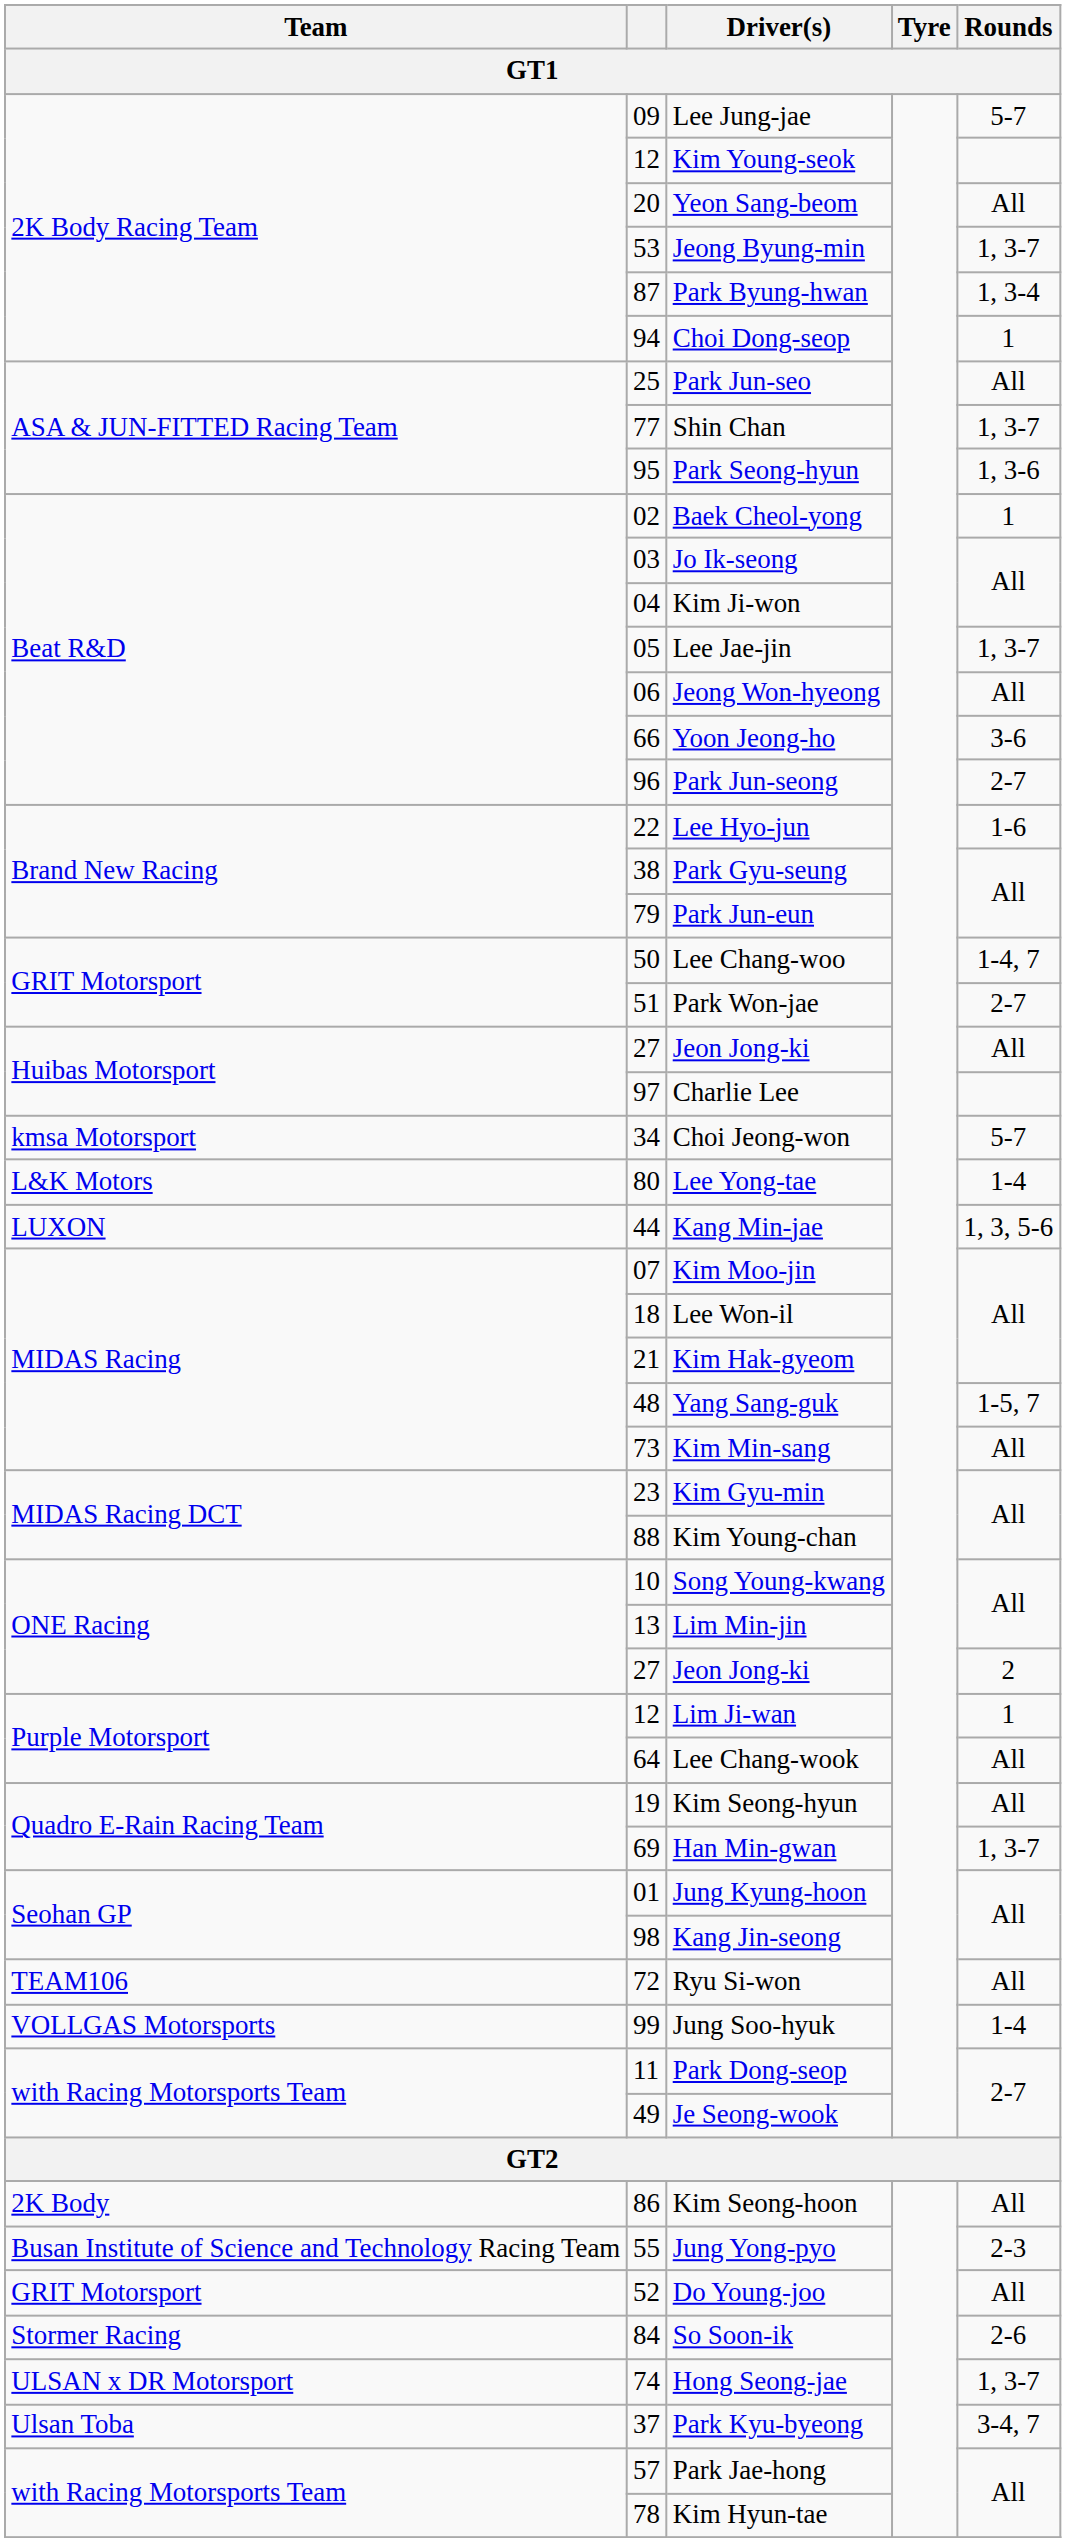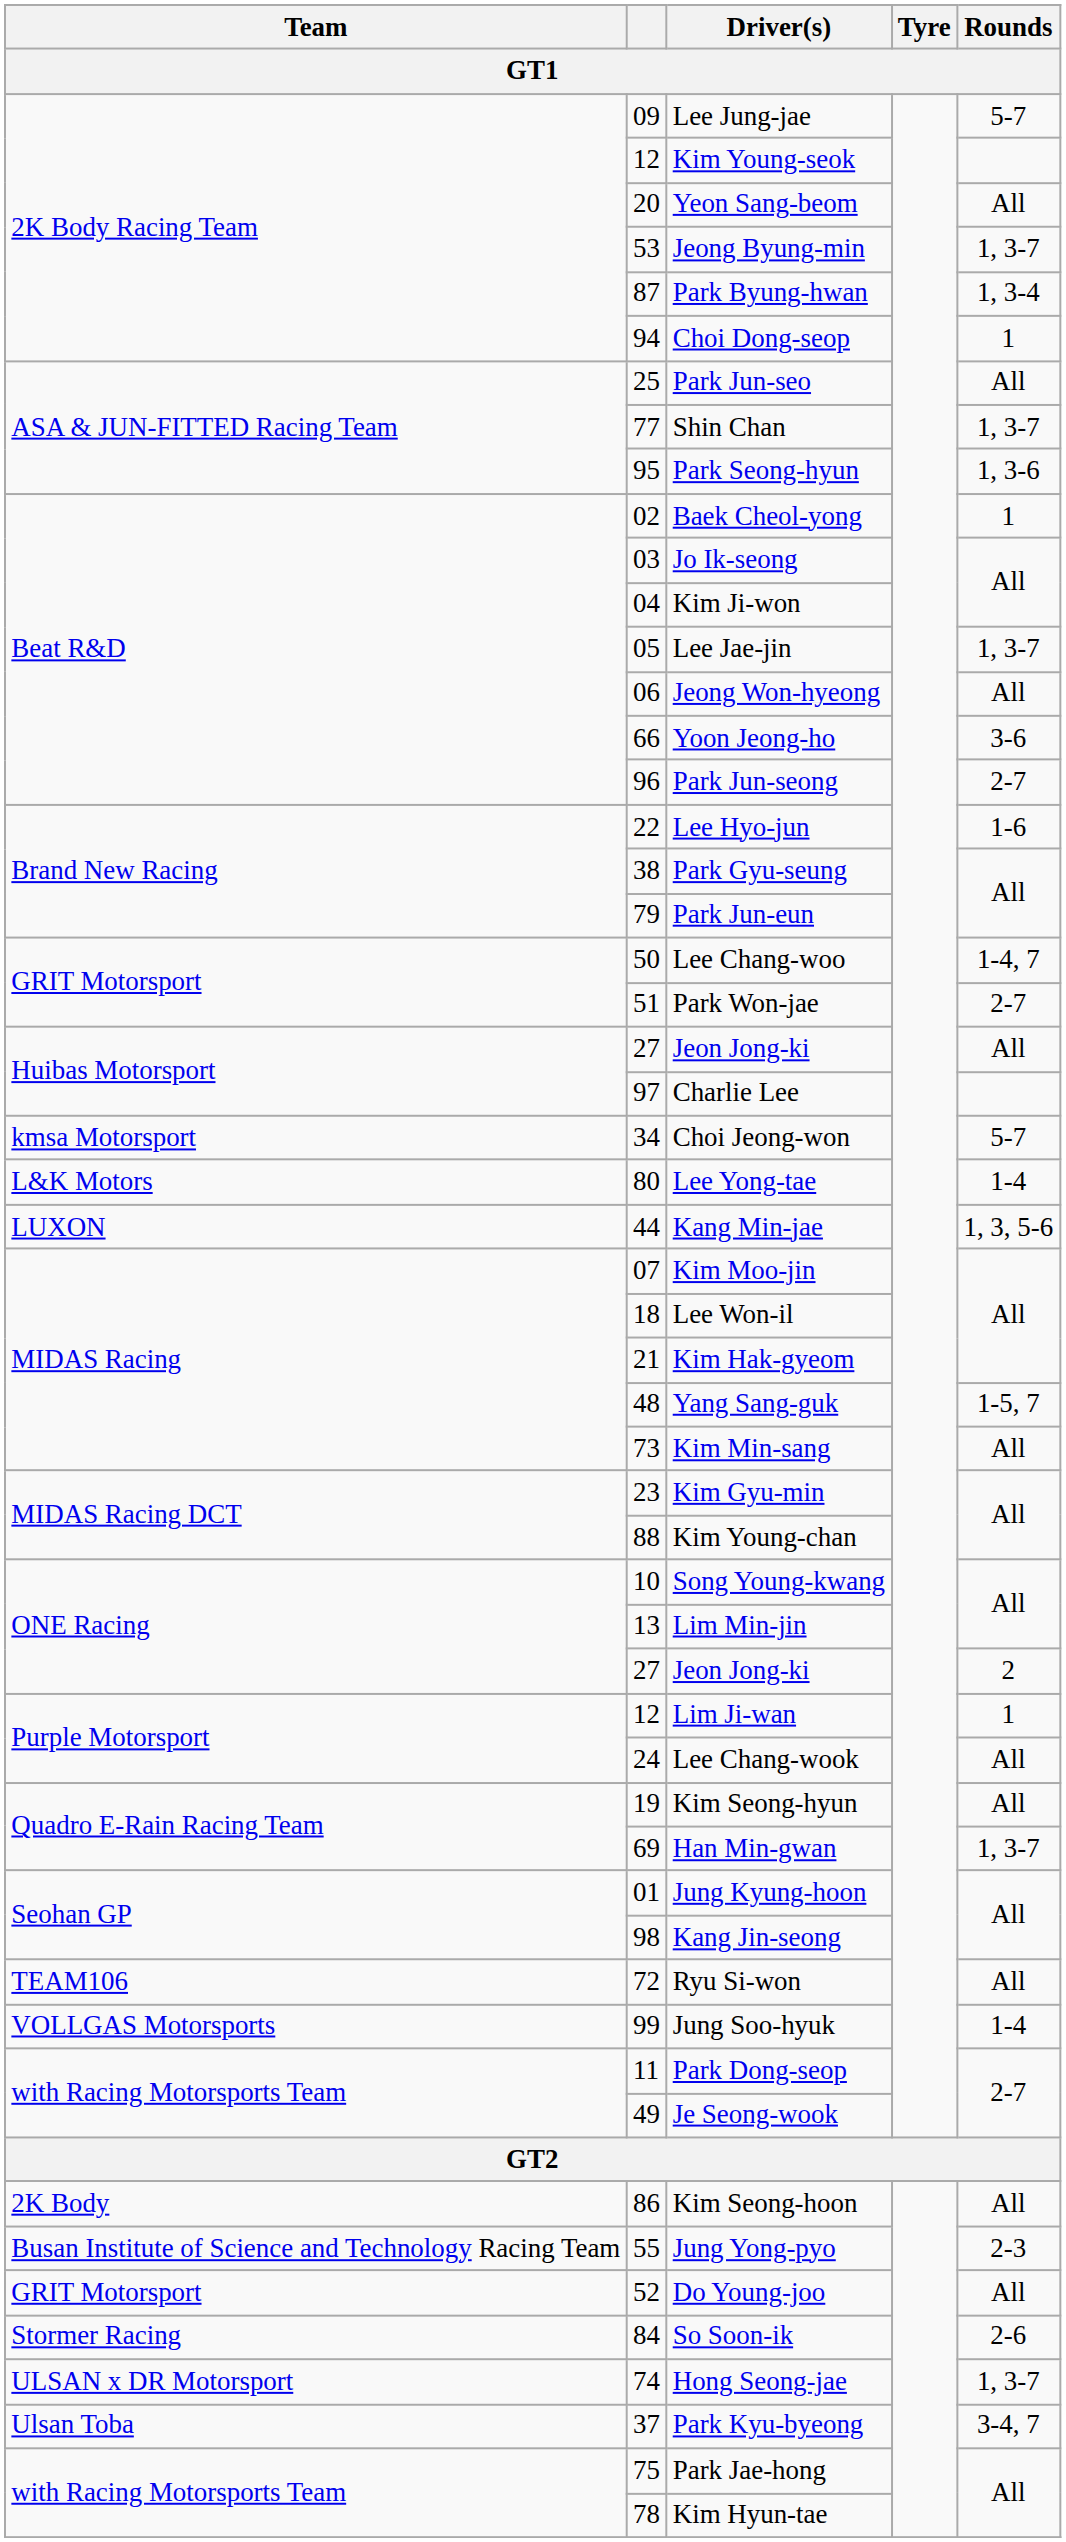(647, 1758) 64 -> (647, 1758) 24
(647, 2469) 57 -> (647, 2469) 75
